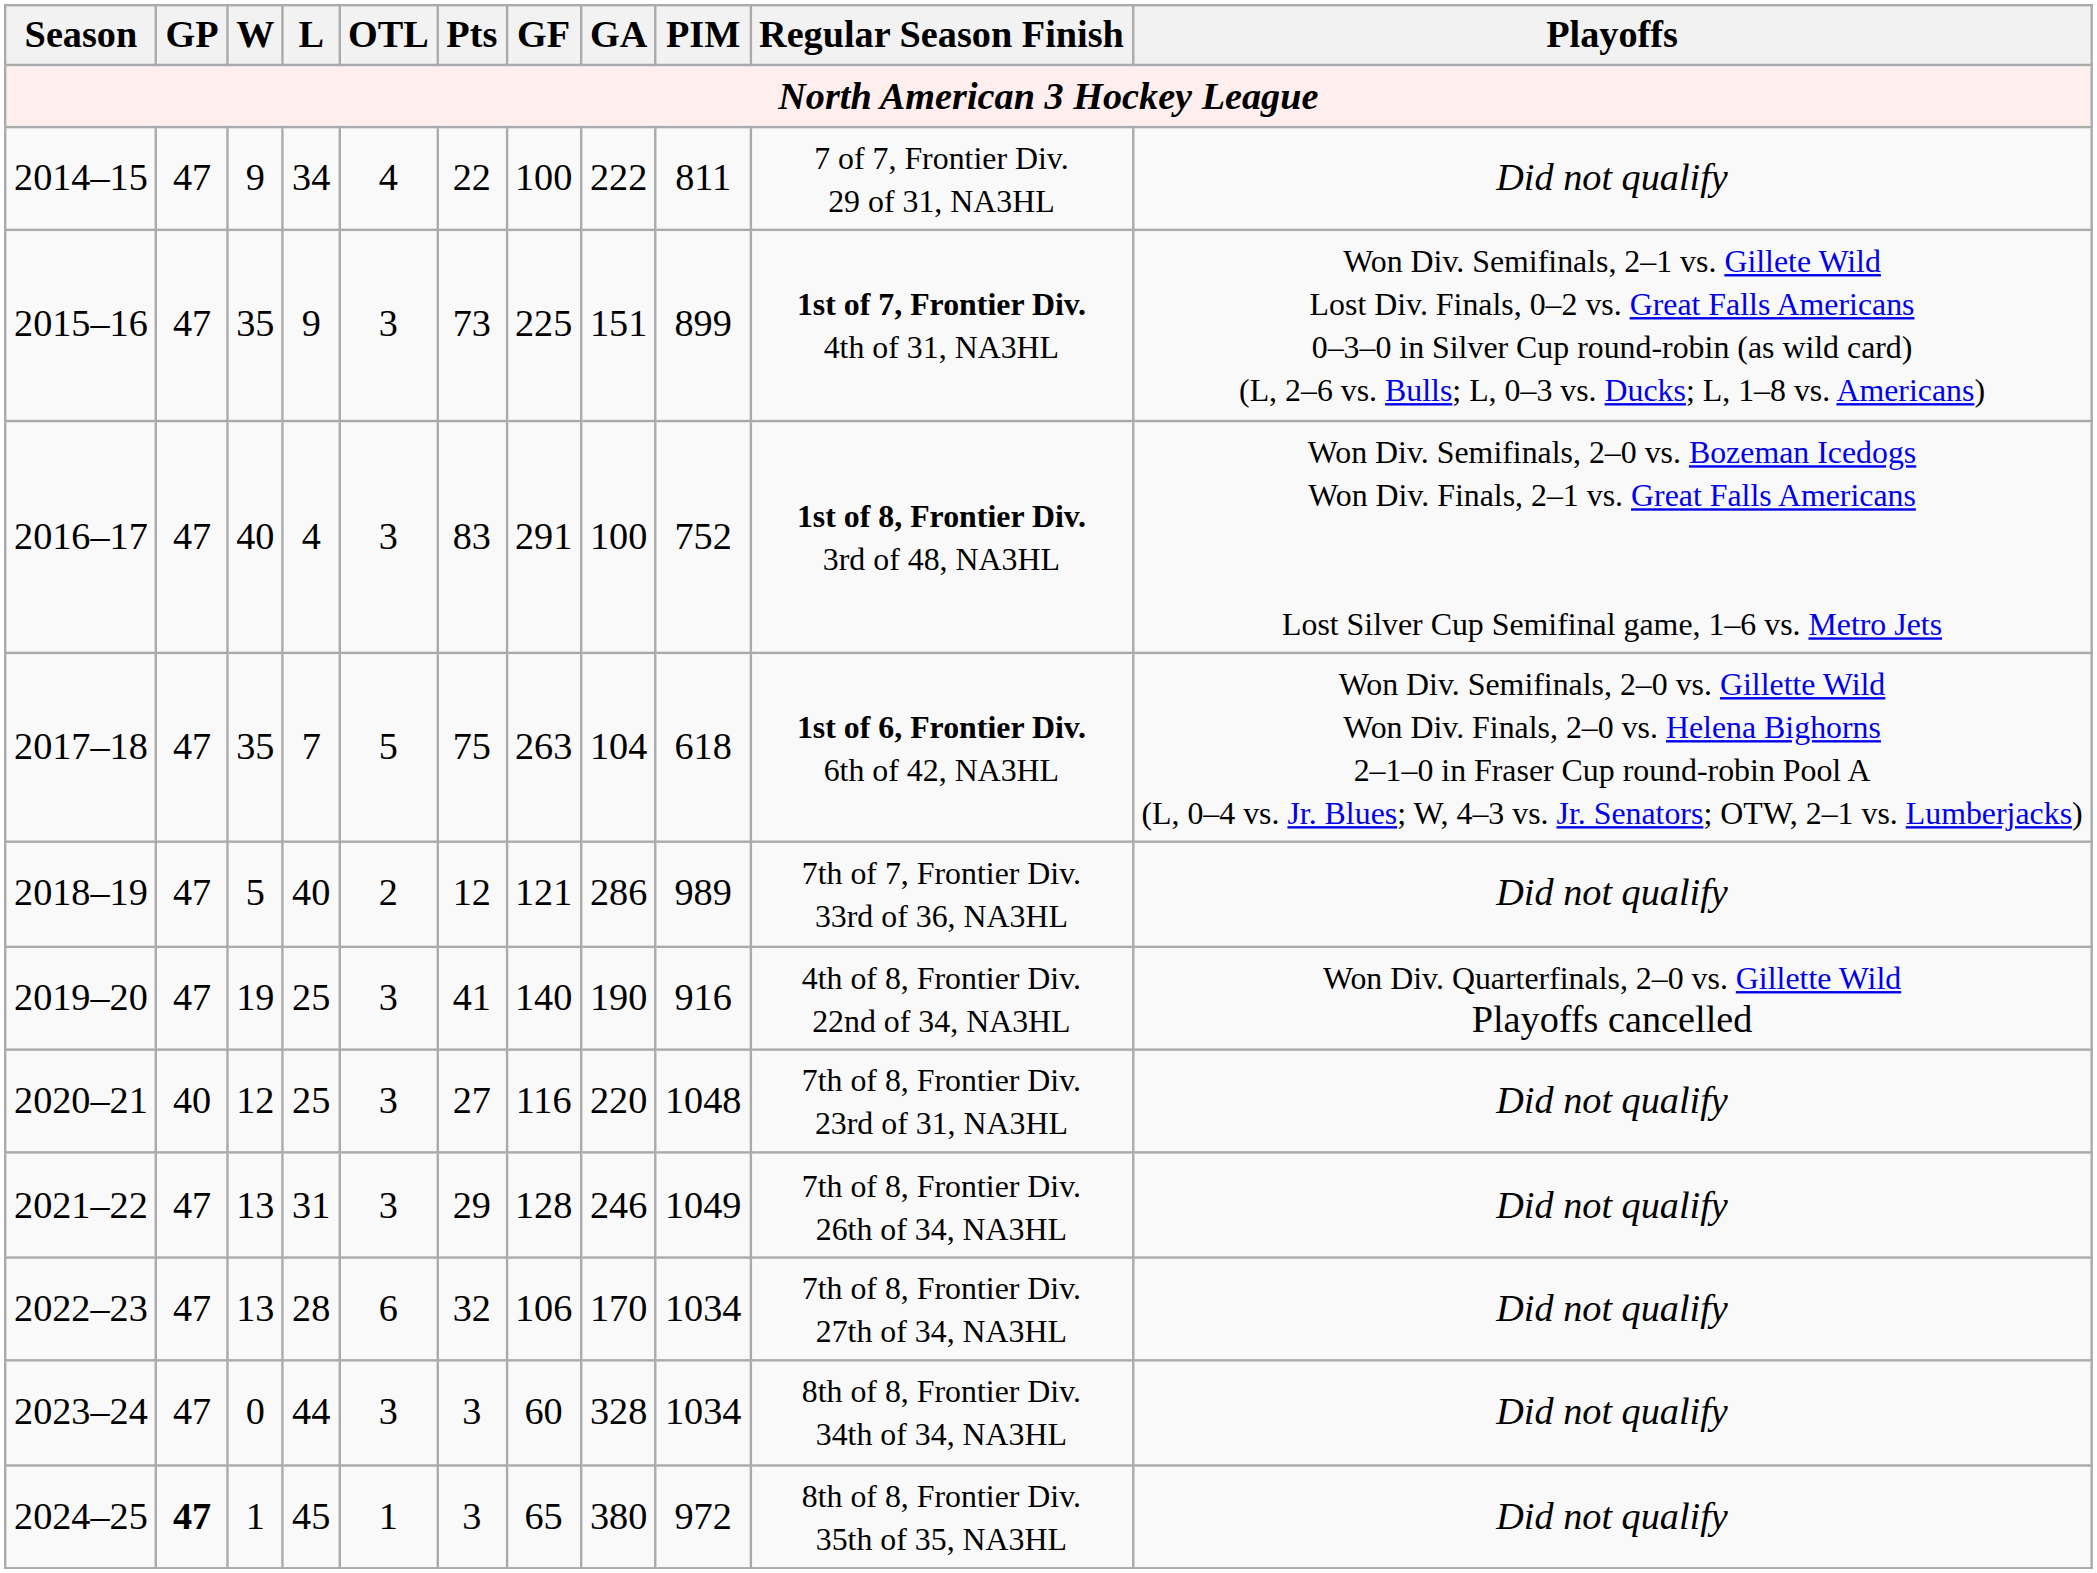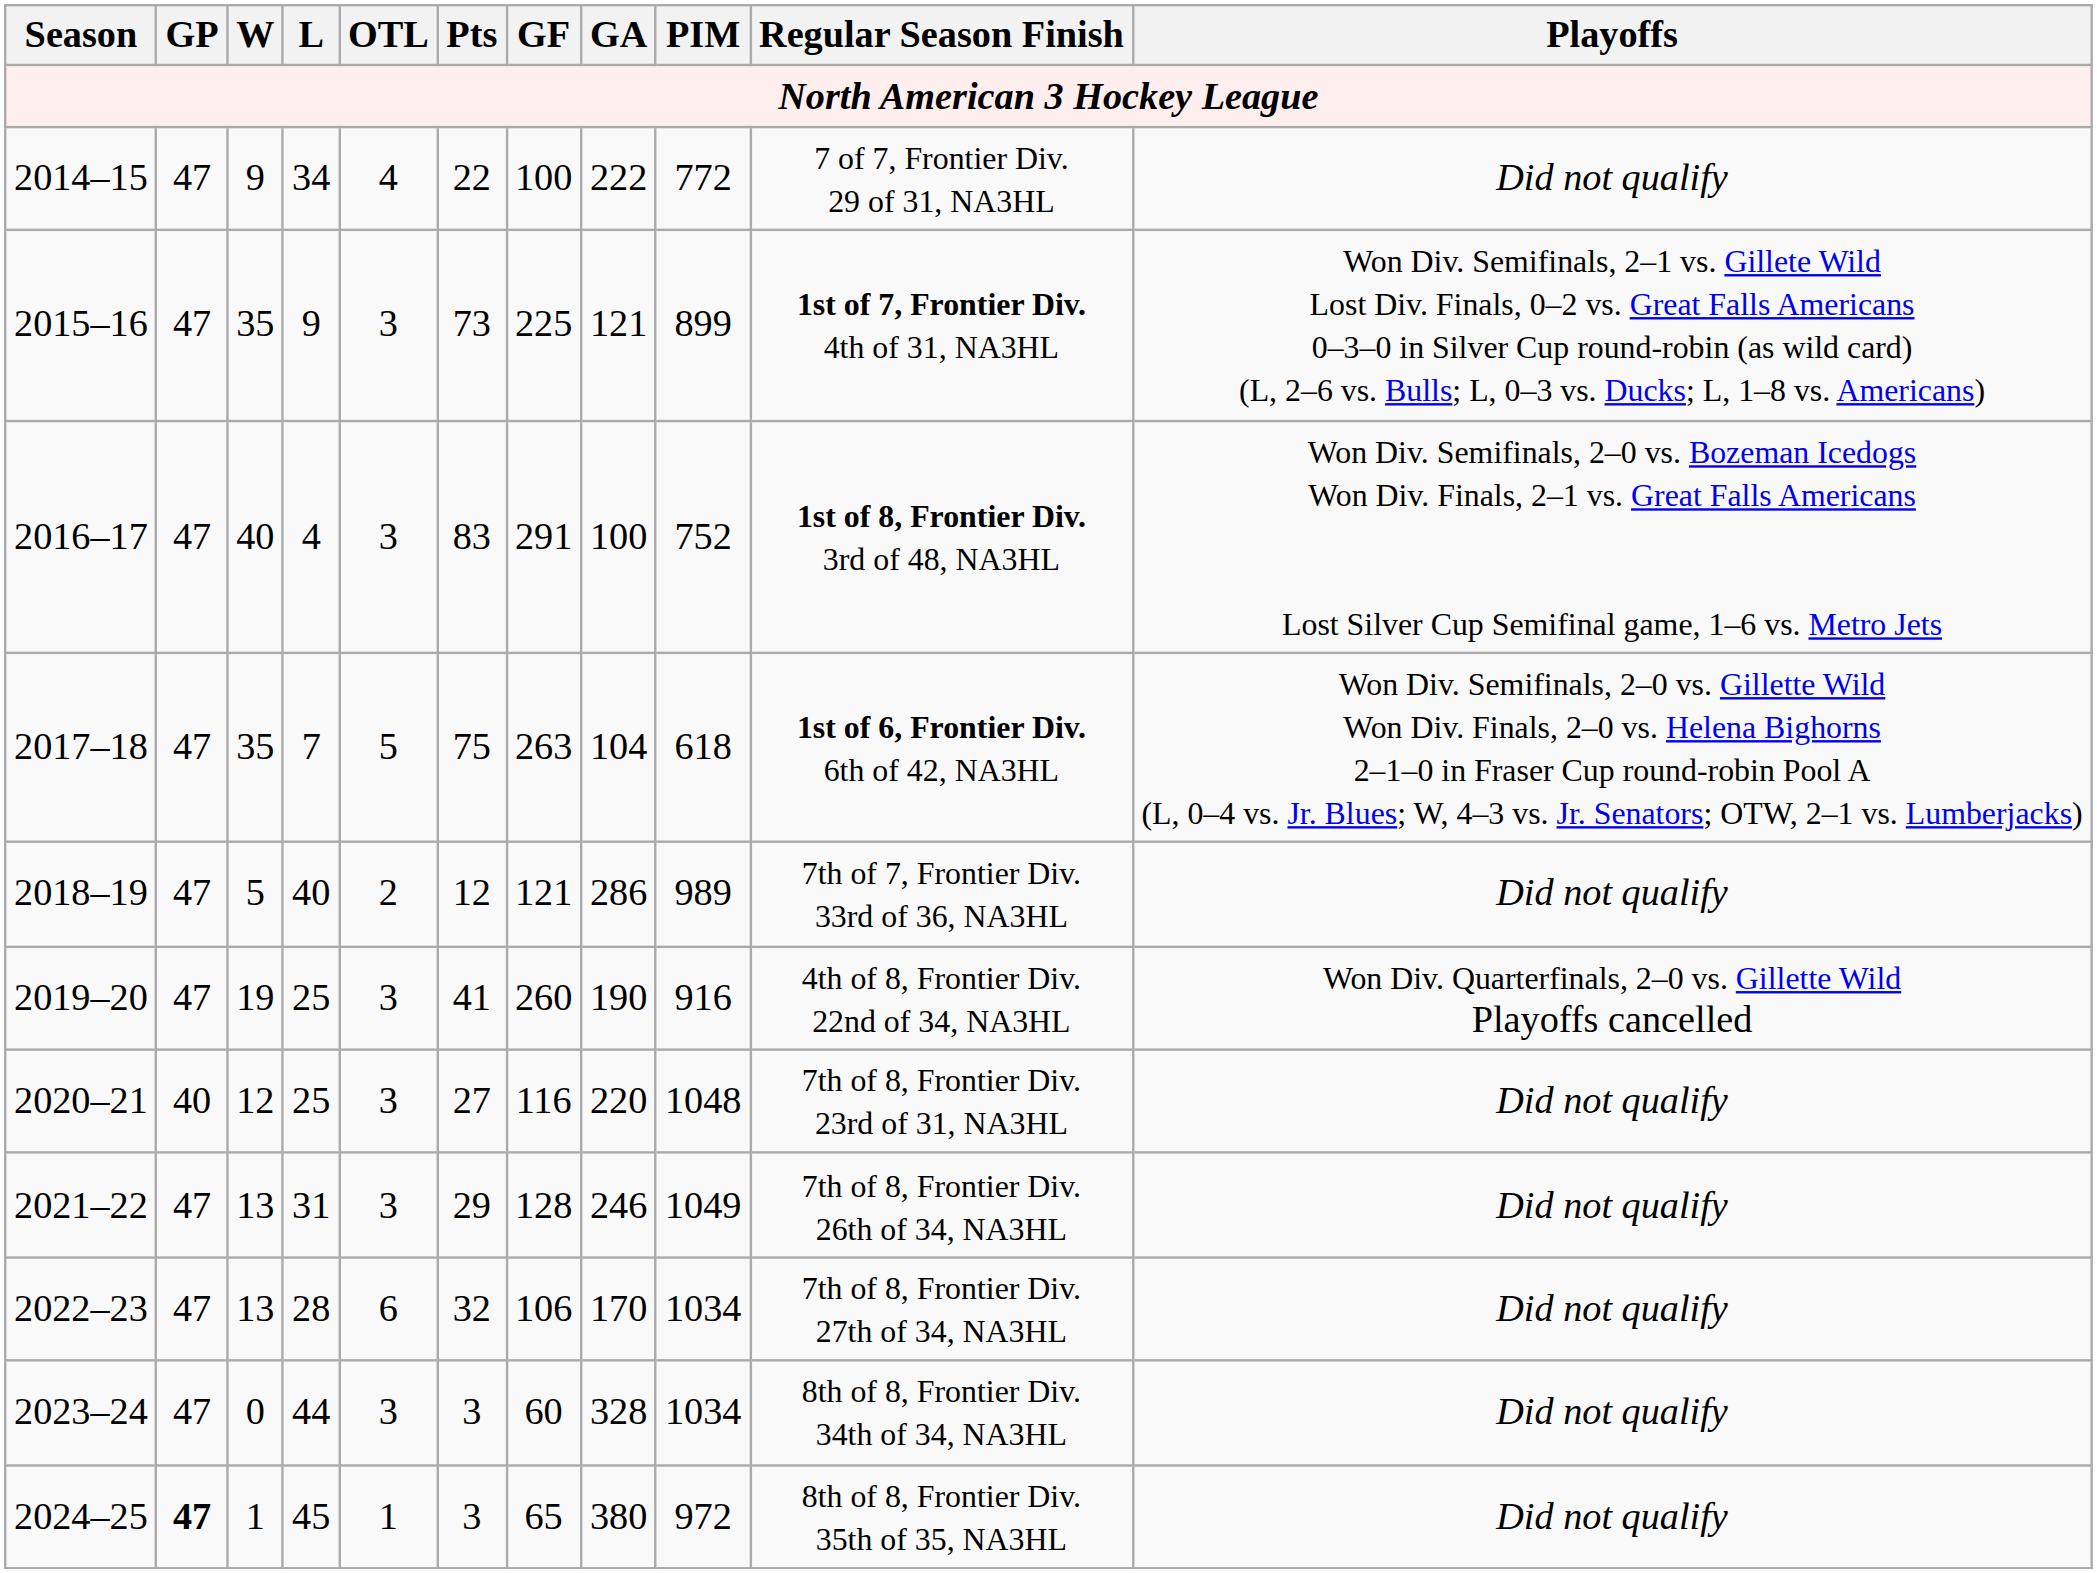(703, 177) 811 -> (703, 177) 772
(619, 324) 151 -> (619, 324) 121
(544, 997) 140 -> (544, 997) 260
